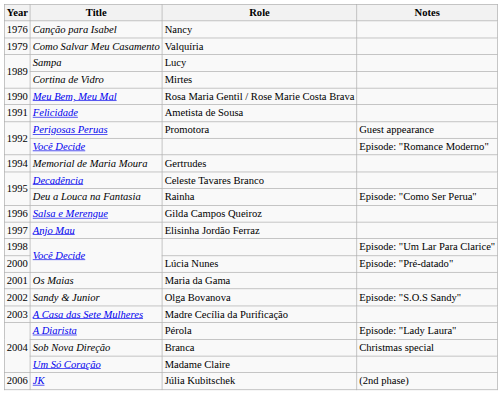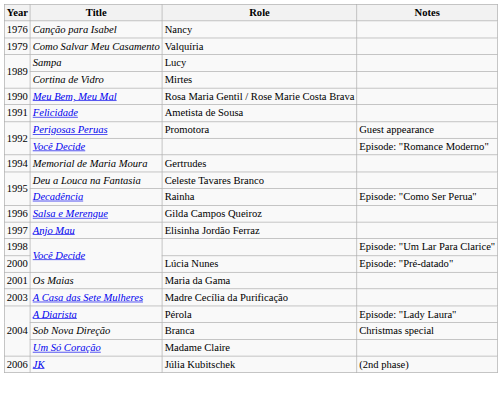(58, 180) Decadência -> (87, 180) Deu a Louca na Fantasia
(87, 197) Deu a Louca na Fantasia -> (58, 197) Decadência
- row: (17, 297)
